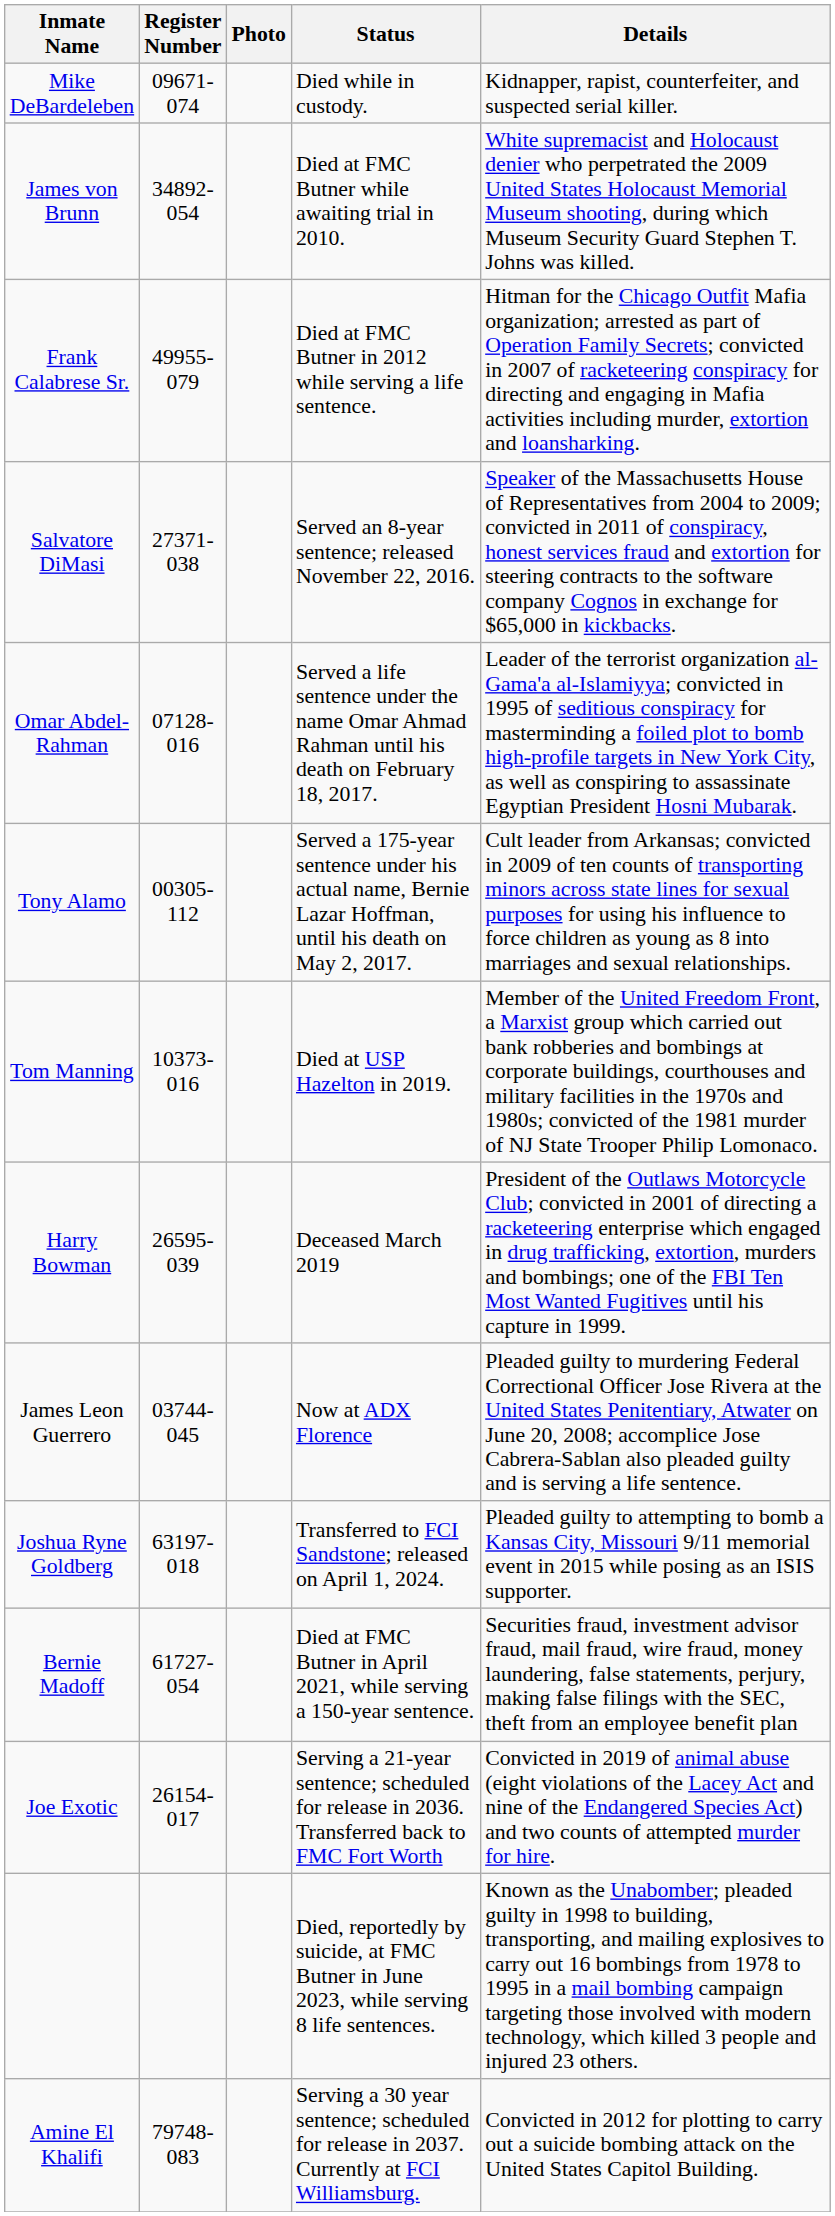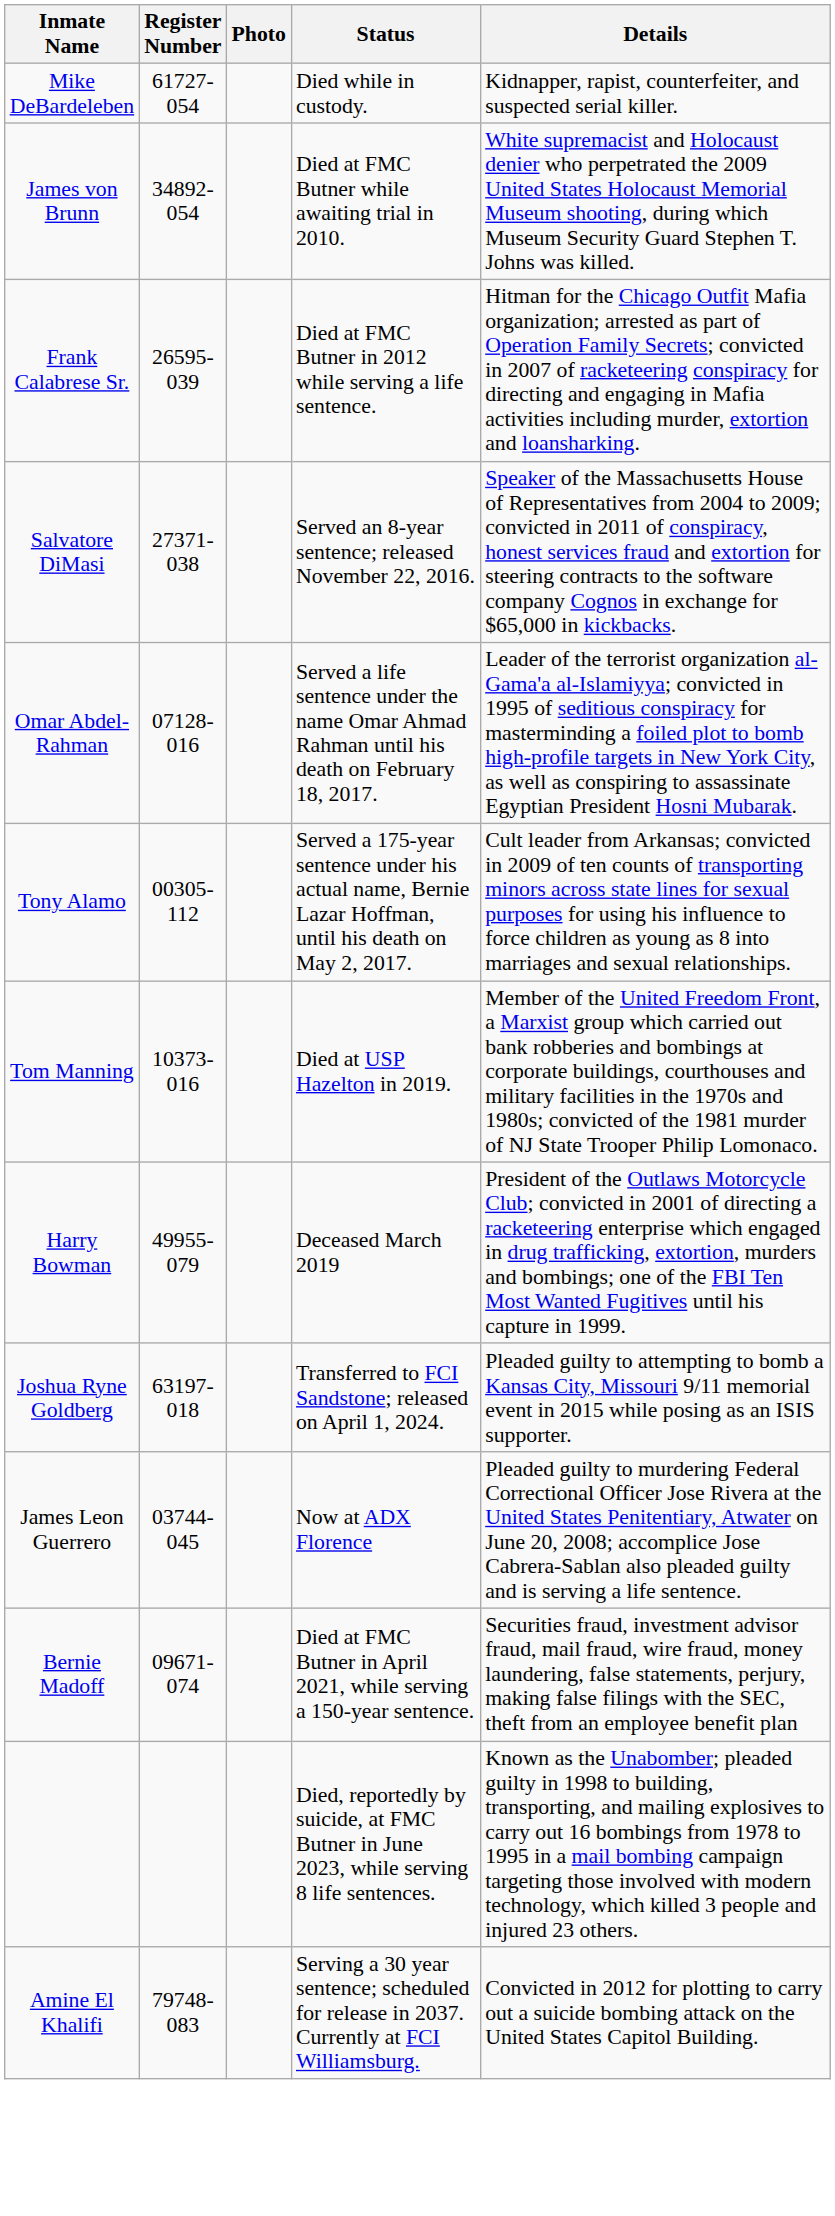(183, 92) 09671-074 -> (183, 92) 61727-054
(183, 370) 49955-079 -> (183, 370) 26595-039
(183, 1252) 26595-039 -> (183, 1252) 49955-079
rows swapped: (72, 1421) <-> (72, 1554)
(183, 1674) 61727-054 -> (183, 1674) 09671-074
- row: (72, 1806)
